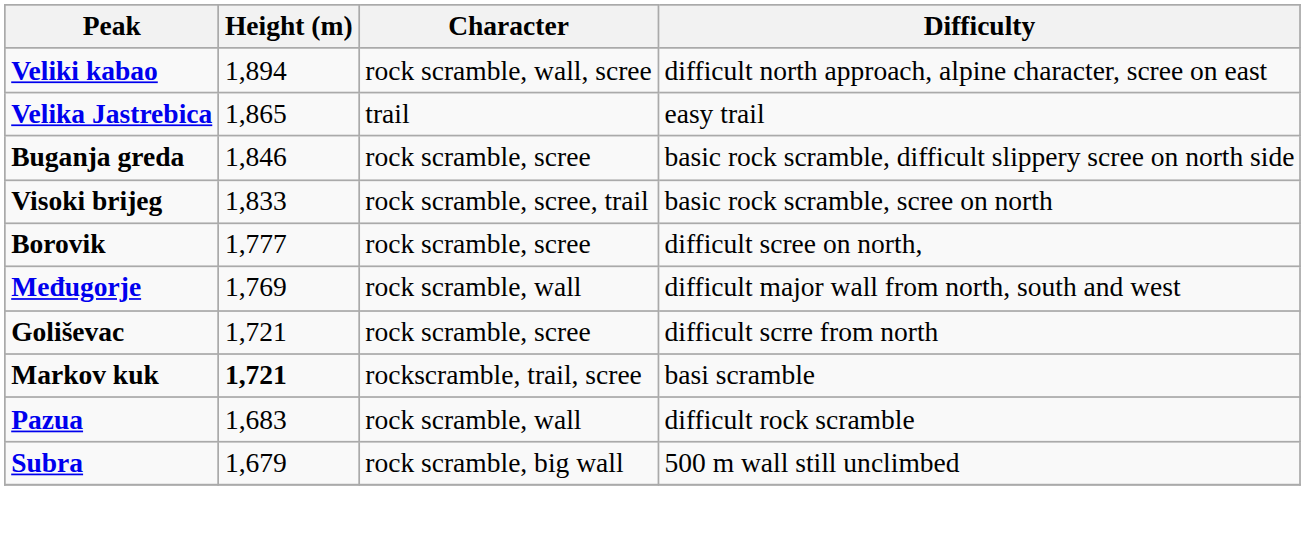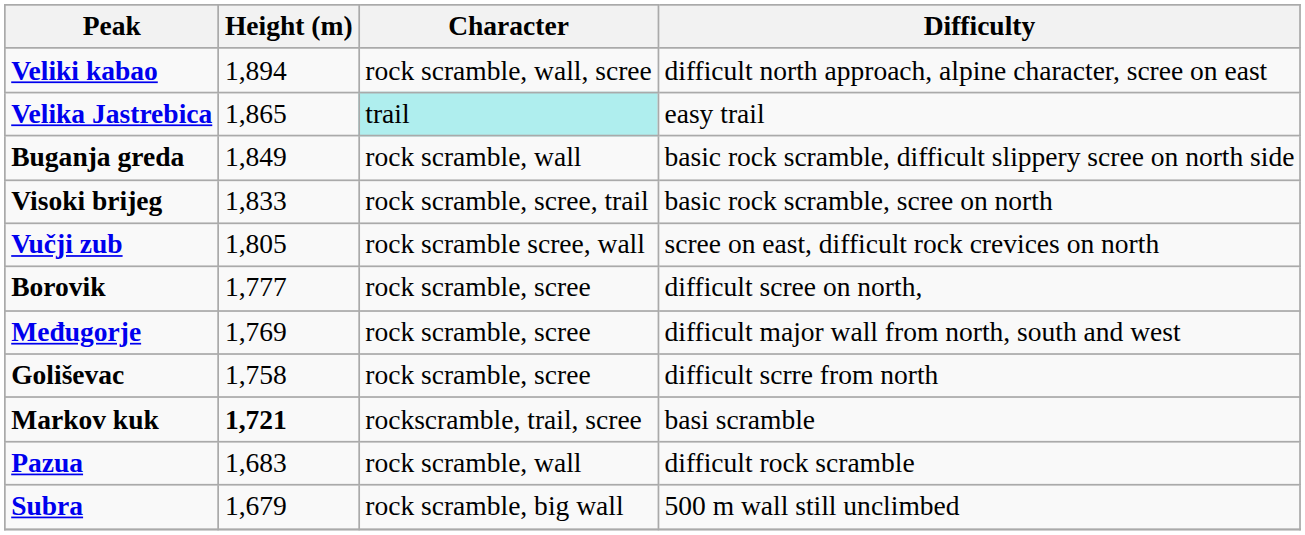(387, 113) no background -> (387, 113) paleturquoise background
(256, 157) 1,846 -> (256, 157) 1,849
(478, 157) rock scramble, scree -> (473, 157) rock scramble, wall
+ row: (67, 244)
(473, 288) rock scramble, wall -> (478, 331) rock scramble, scree
(256, 331) 1,721 -> (256, 375) 1,758
